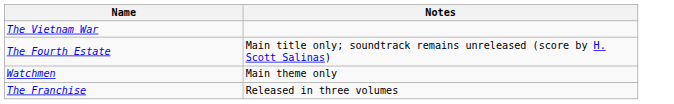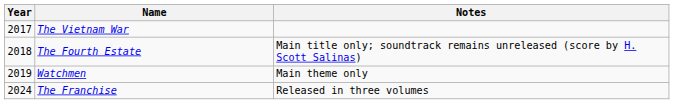+ column: (20, 13)
